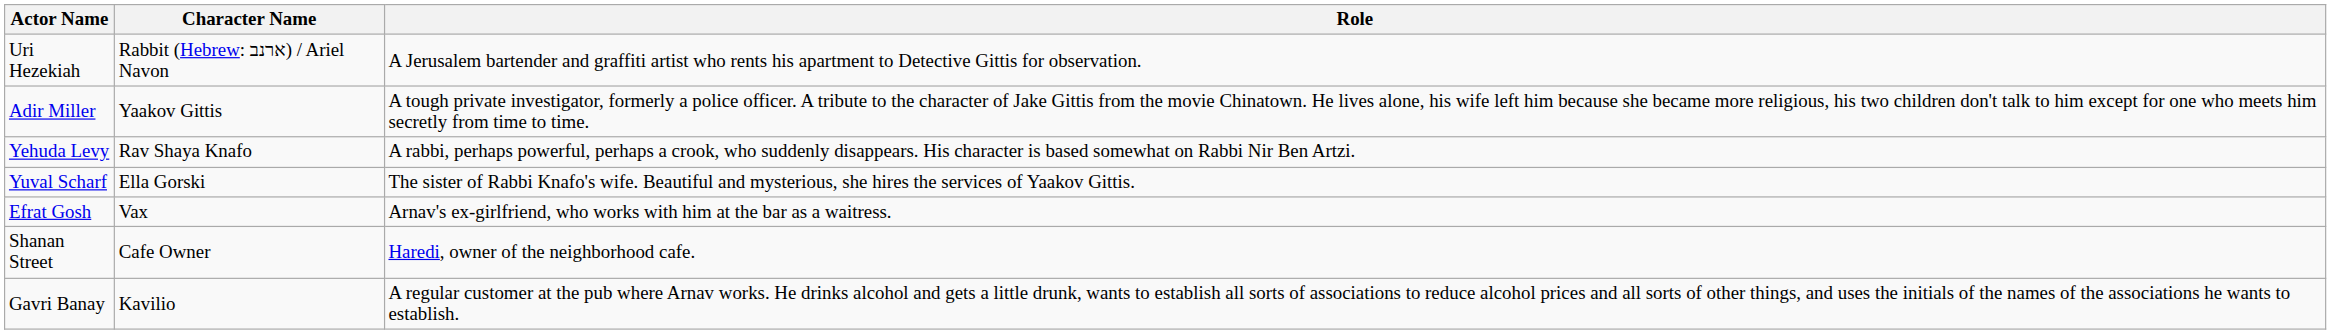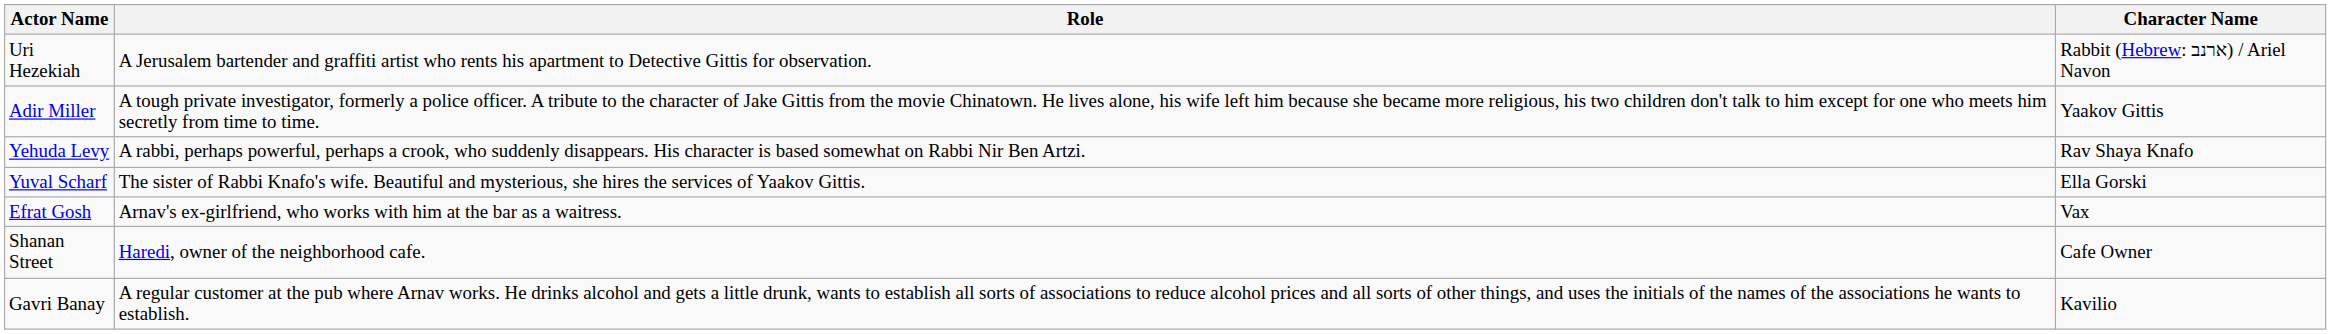columns swapped: (249, 19) <-> (1355, 19)
